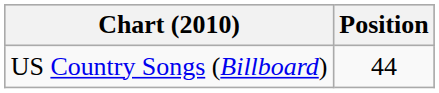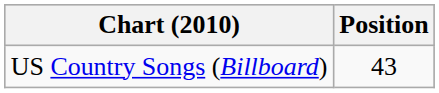(384, 66) 44 -> (384, 66) 43
